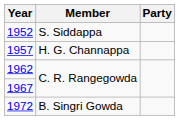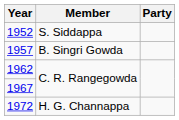(84, 50) H. G. Channappa -> (81, 50) B. Singri Gowda
(81, 106) B. Singri Gowda -> (84, 106) H. G. Channappa
